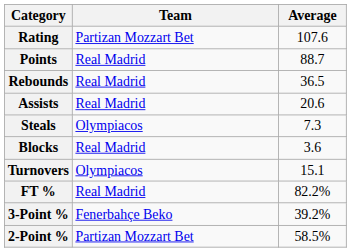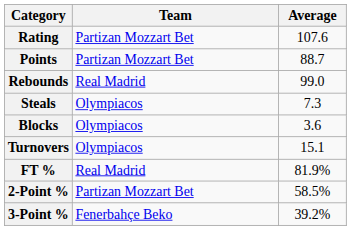(110, 59) Real Madrid -> (135, 59) Partizan Mozzart Bet
(312, 81) 36.5 -> (312, 81) 99.0
- row: (38, 103)
(110, 147) Real Madrid -> (109, 125) Olympiacos
(312, 192) 82.2% -> (312, 170) 81.9%
rows swapped: (38, 236) <-> (38, 214)
